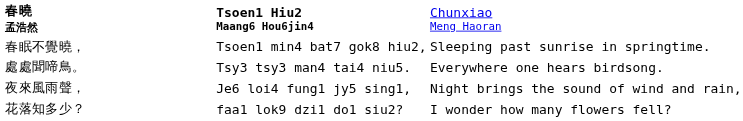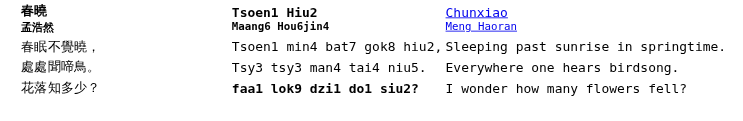- row: (45, 88)
(310, 109) normal -> (325, 88) bold
